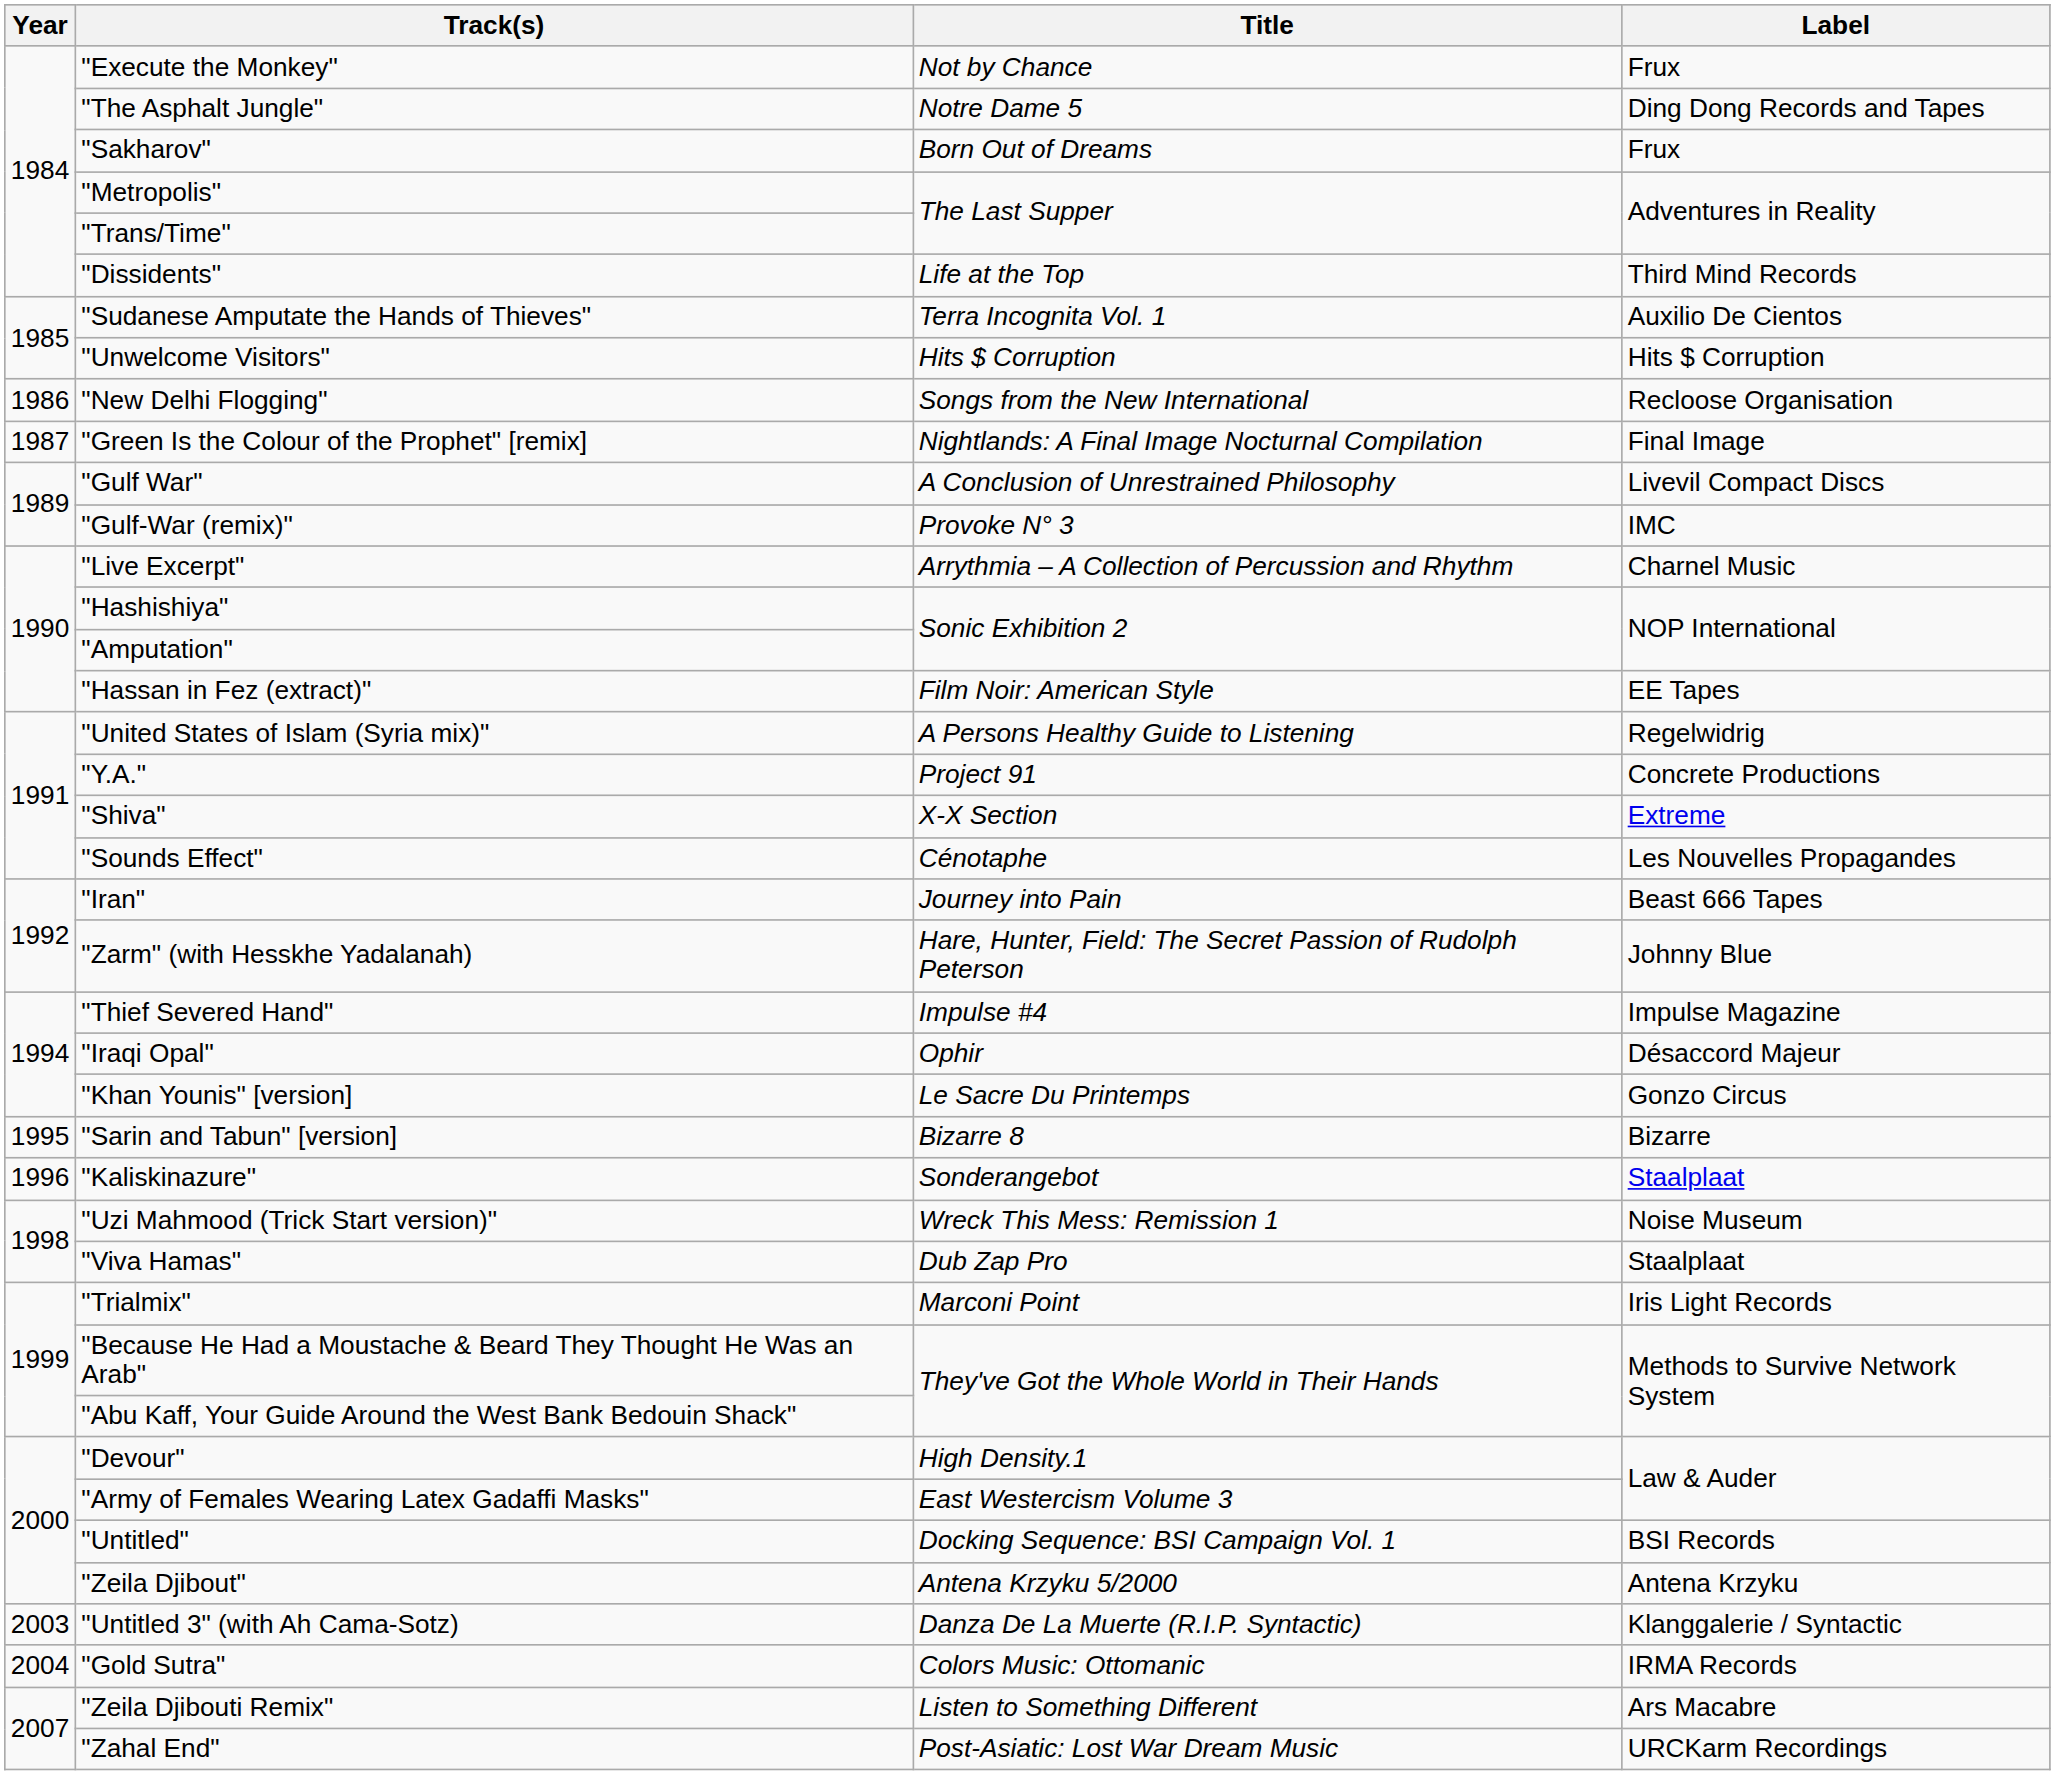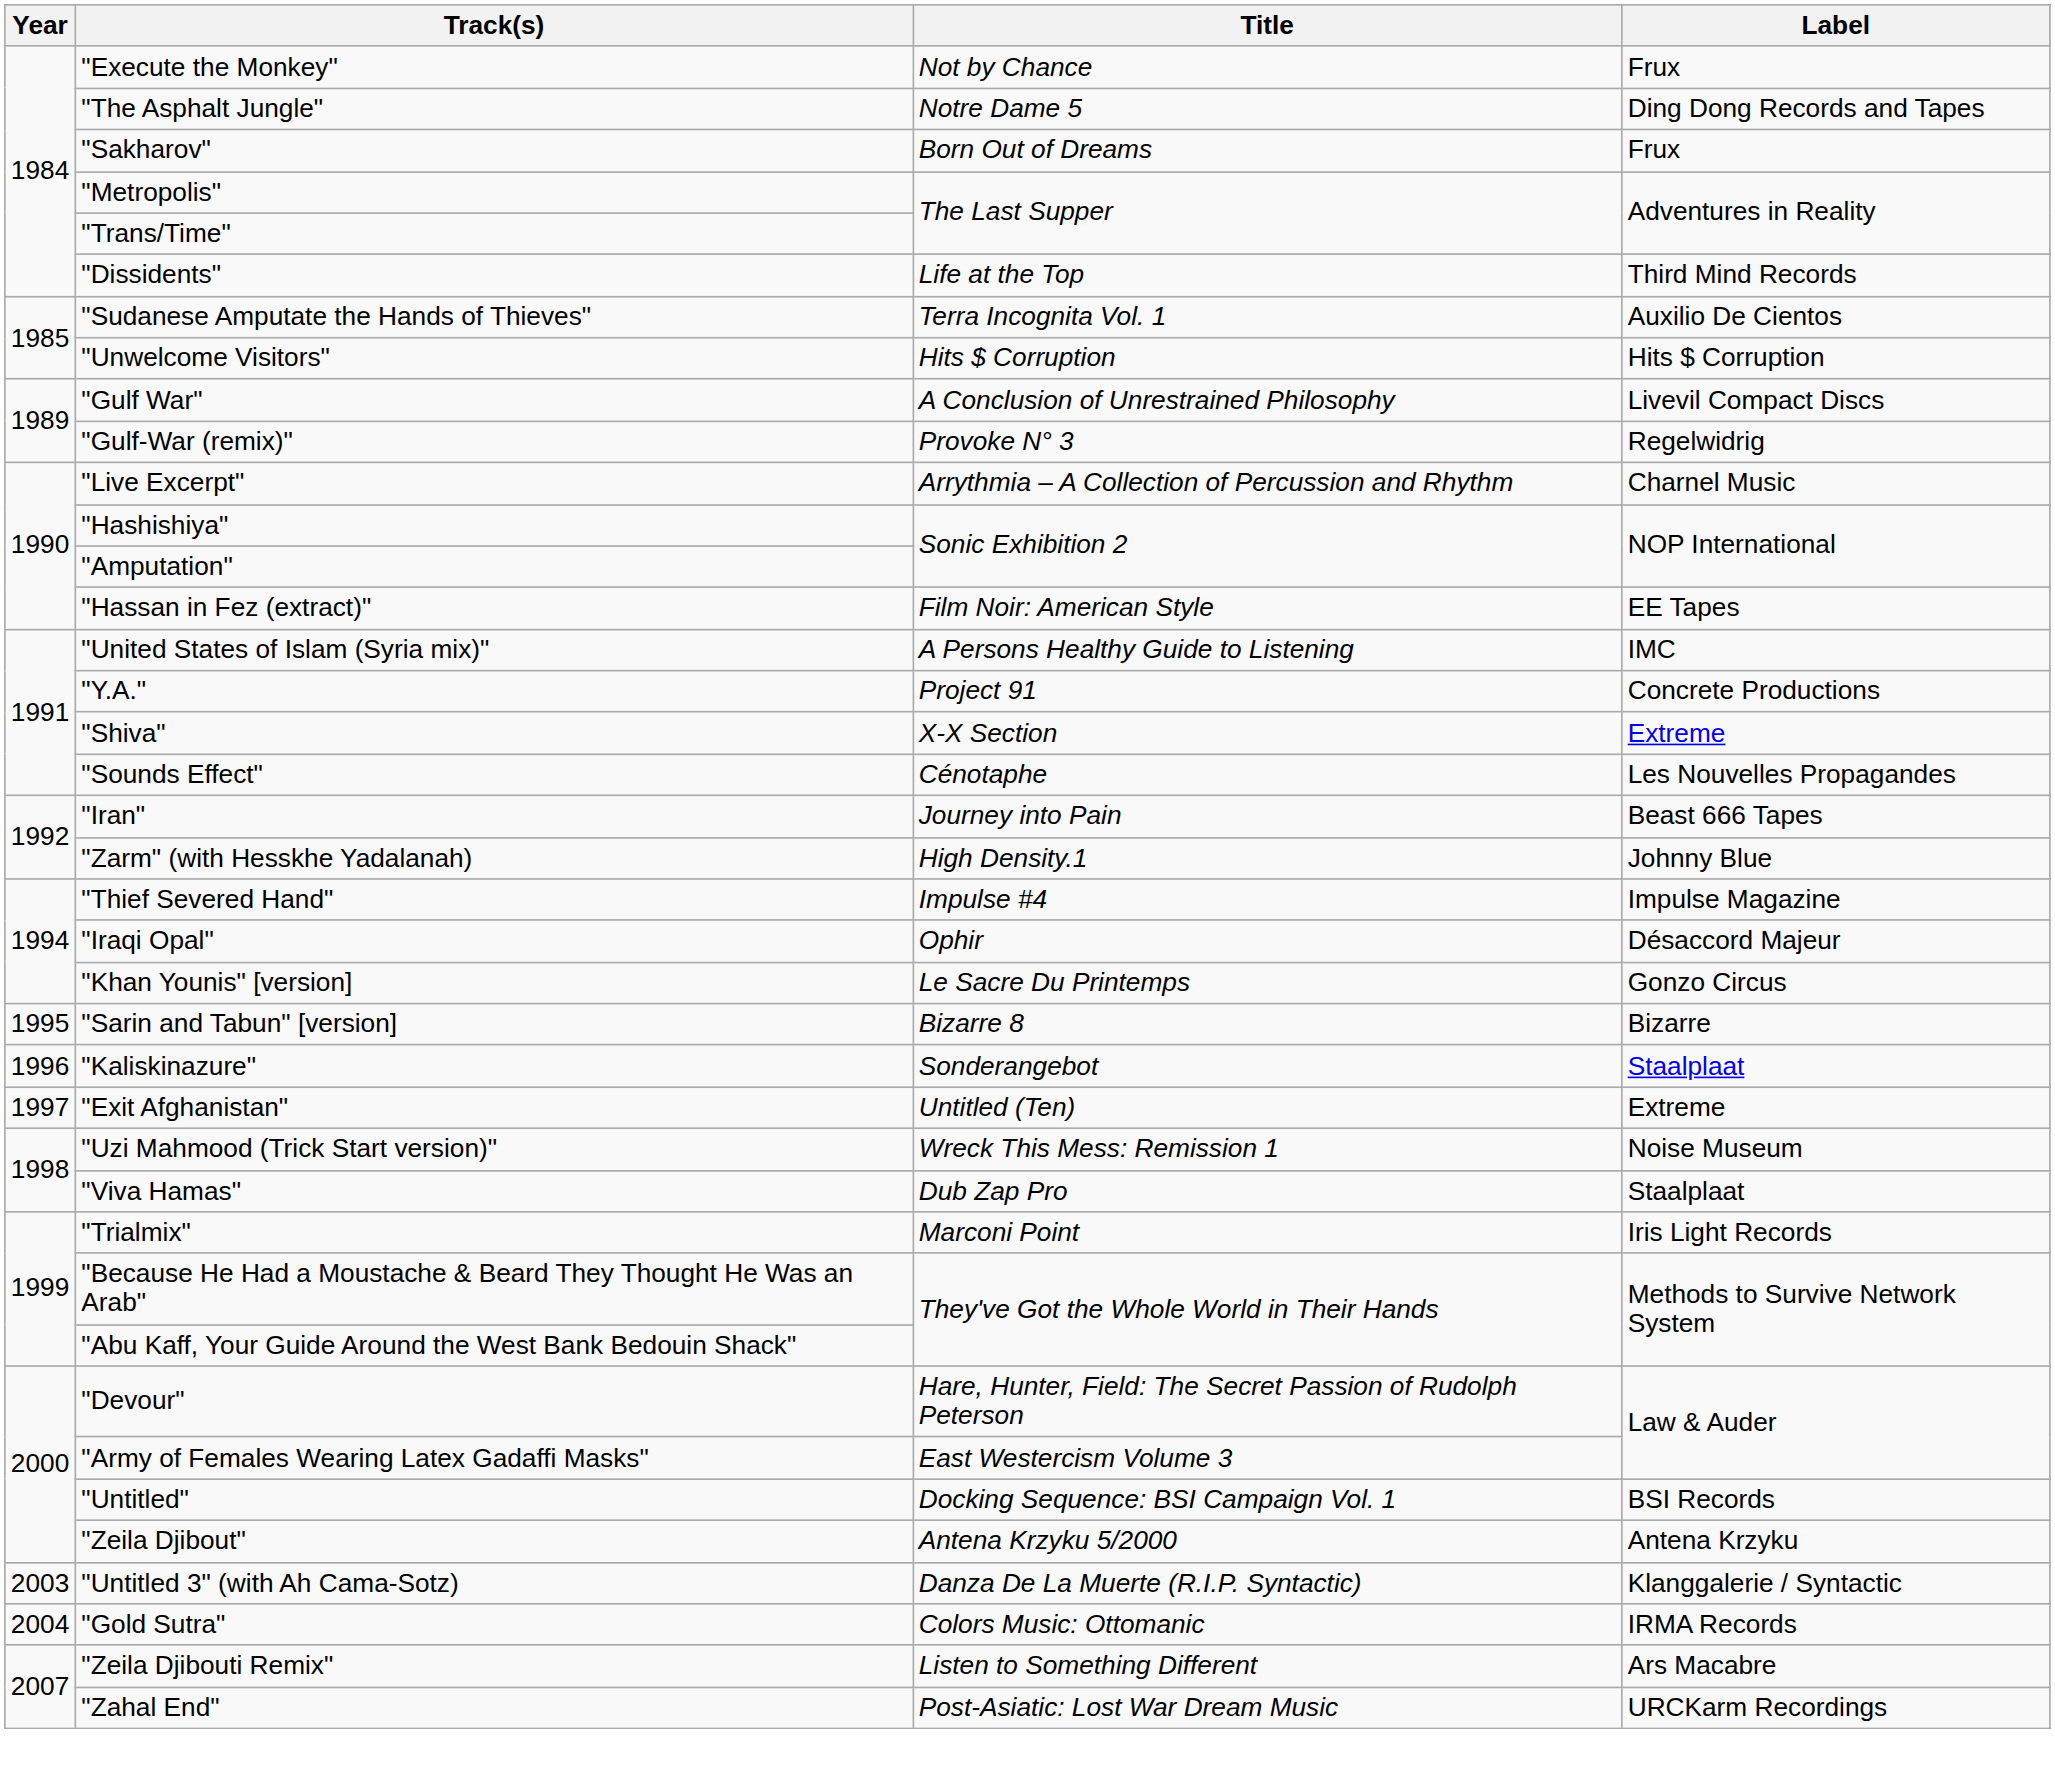- row: (204, 399)
- row: (334, 441)
(1652, 524) IMC -> (1696, 441) Regelwidrig
(1696, 732) Regelwidrig -> (1652, 649) IMC
(1218, 955) Hare, Hunter, Field: The Secret Passion of Rudolph Peterson -> (1003, 857) High Density.1
+ row: (185, 1107)
(1003, 1457) High Density.1 -> (1218, 1401) Hare, Hunter, Field: The Secret Passion of Rudolph Peterson
